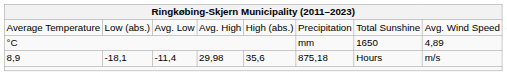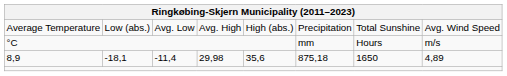(367, 43) 1650 -> (369, 43) Hours
(434, 43) 4,89 -> (433, 43) m/s
(369, 58) Hours -> (367, 58) 1650
(433, 58) m/s -> (434, 58) 4,89
